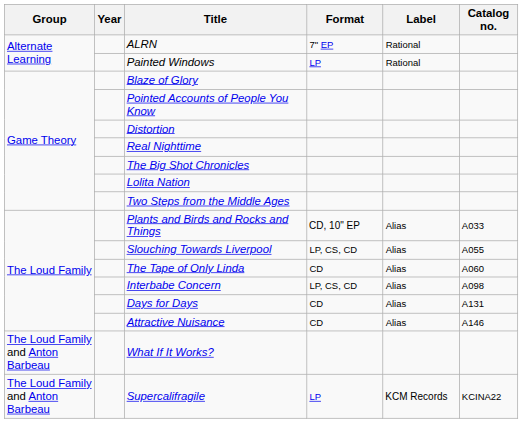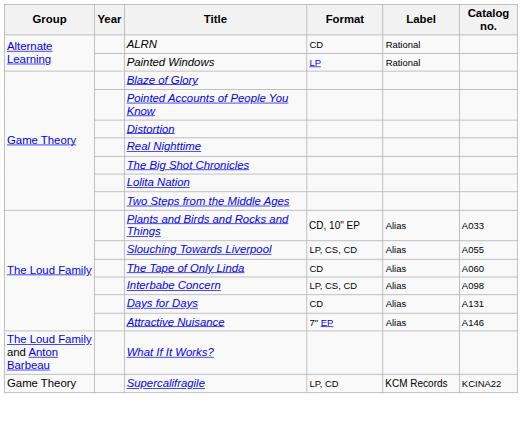(321, 45) 7" EP -> (316, 45) CD
(316, 322) CD -> (321, 322) 7" EP
(49, 396) The Loud Family and Anton Barbeau -> (42, 383) Game Theory
(315, 397) LP -> (324, 384) LP, CD
